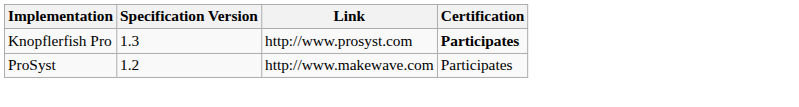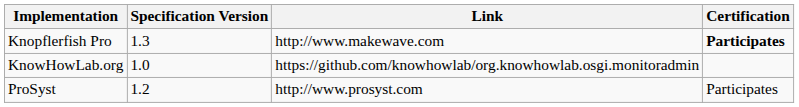(339, 41) http://www.prosyst.com -> (360, 41) http://www.makewave.com
+ row: (66, 65)
(349, 65) http://www.makewave.com -> (349, 89) http://www.prosyst.com
